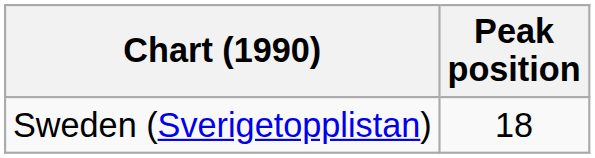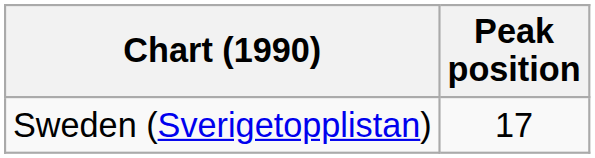(514, 124) 18 -> (514, 124) 17
